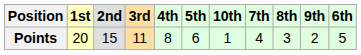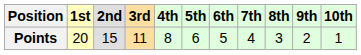columns swapped: (342, 16) <-> (227, 16)
